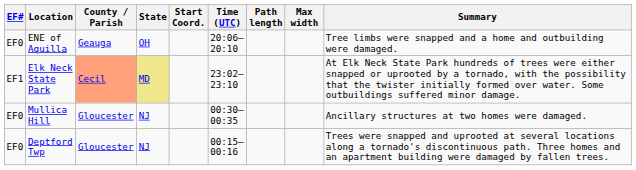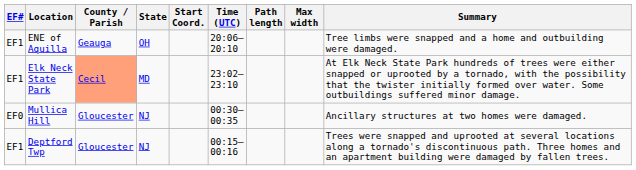(15, 43) EF0 -> (15, 43) EF1
(144, 79) khaki background -> (144, 79) no background
(15, 147) EF0 -> (15, 147) EF1
